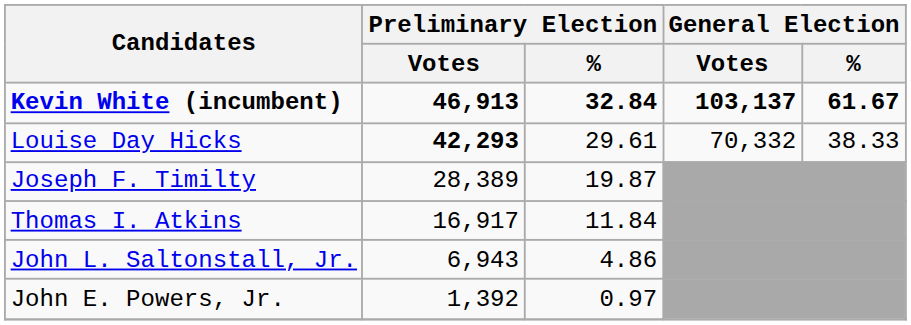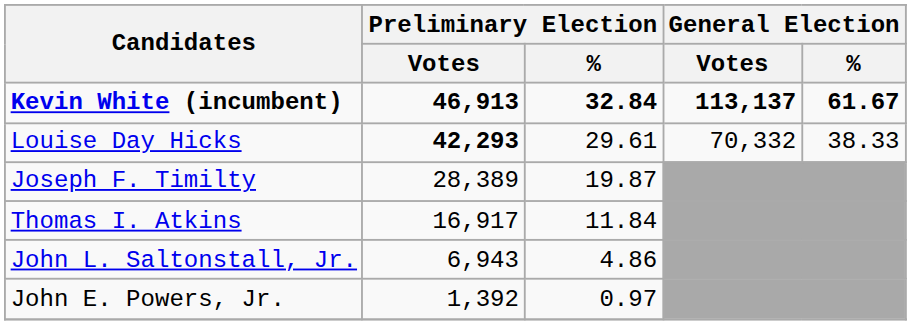(746, 103) 103,137 -> (746, 103) 113,137
